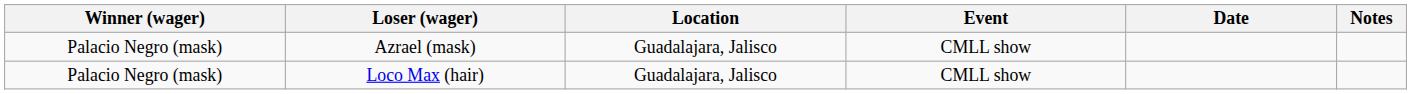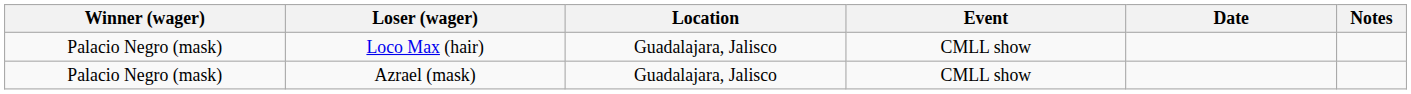rows swapped: (425, 46) <-> (425, 74)
